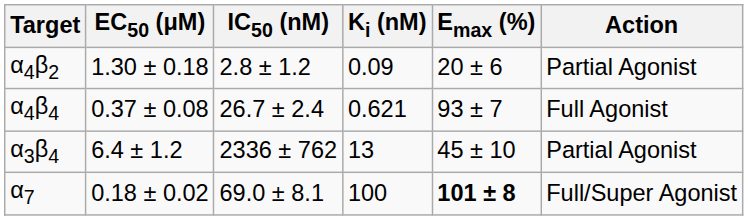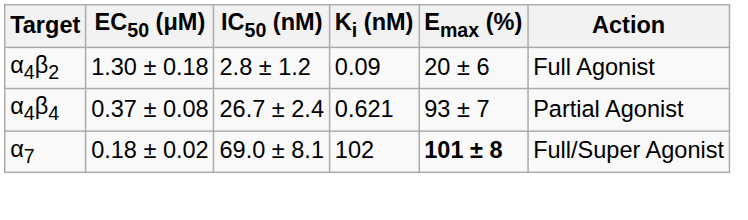(621, 67) Partial Agonist -> (594, 67) Full Agonist
(607, 109) Full Agonist -> (608, 109) Partial Agonist
- row: (35, 152)
(368, 193) 100 -> (354, 151) 102
